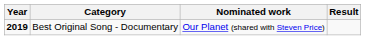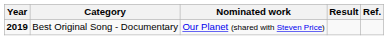+ column: (372, 12)
